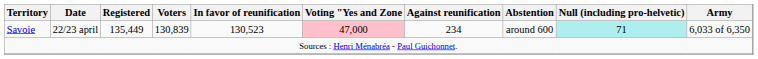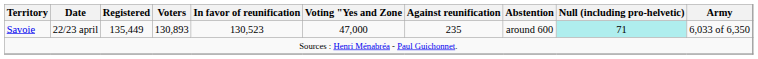(172, 29) 130,839 -> (172, 29) 130,893
(354, 29) pink background -> (354, 29) no background
(454, 29) 234 -> (454, 29) 235
